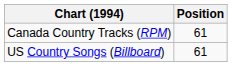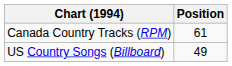(200, 52) 61 -> (200, 52) 49
